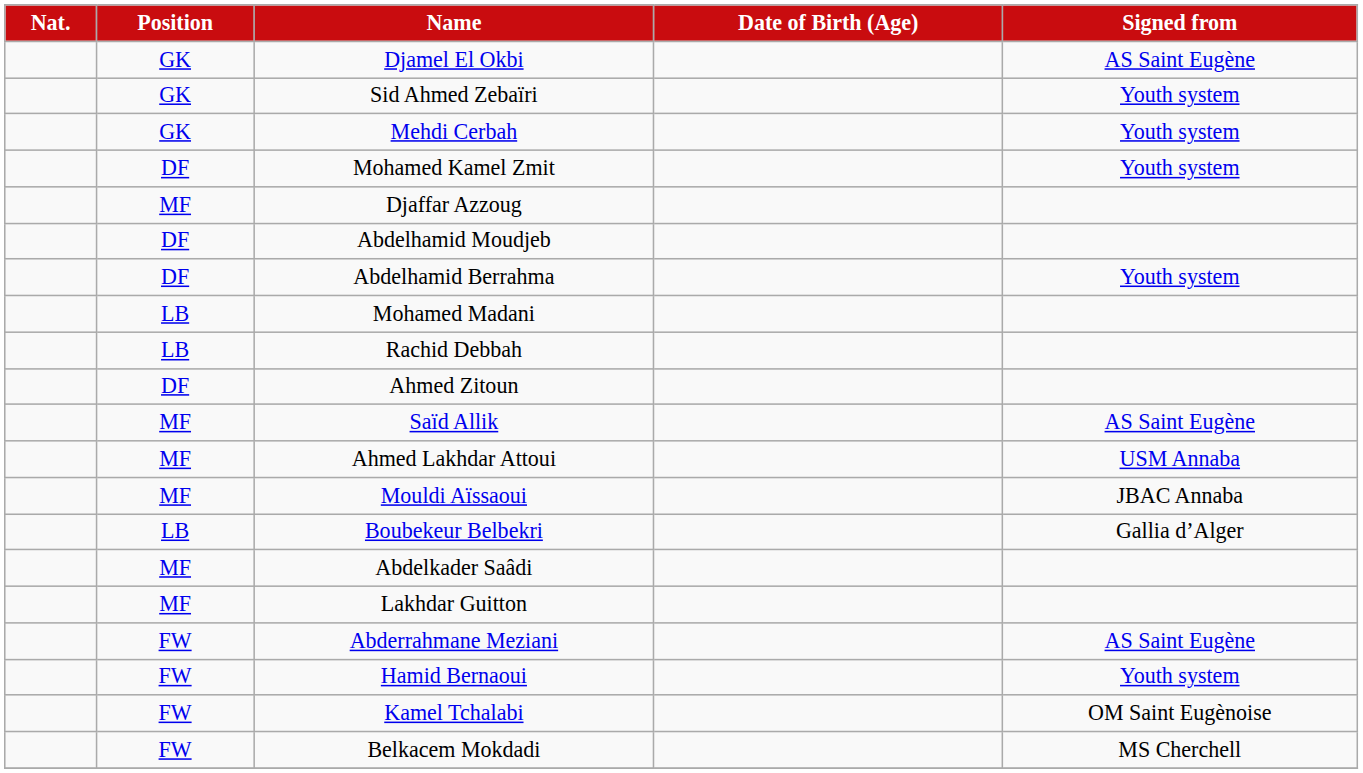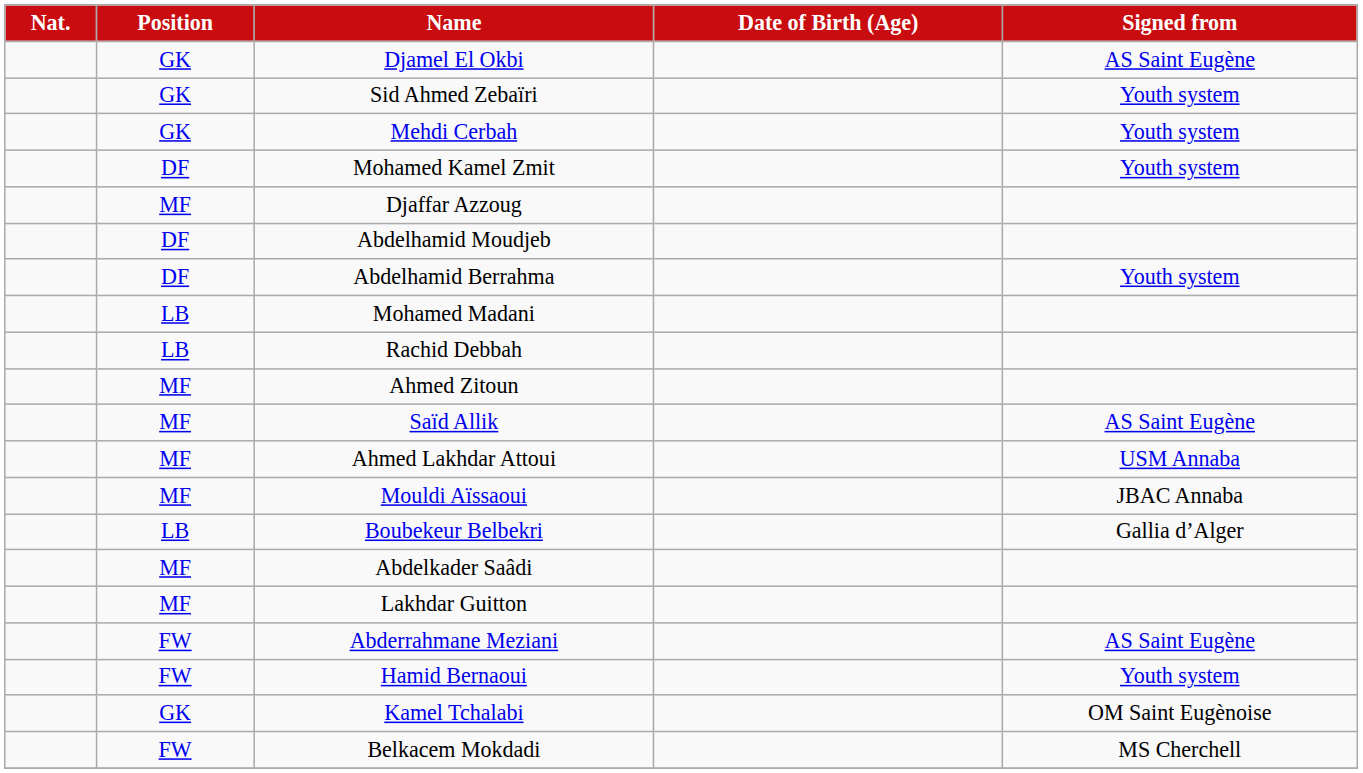(175, 386) DF -> (175, 386) MF
(175, 713) FW -> (175, 713) GK
